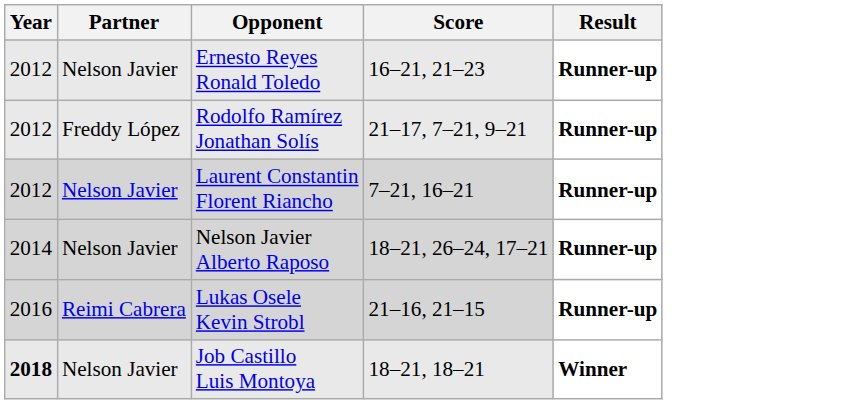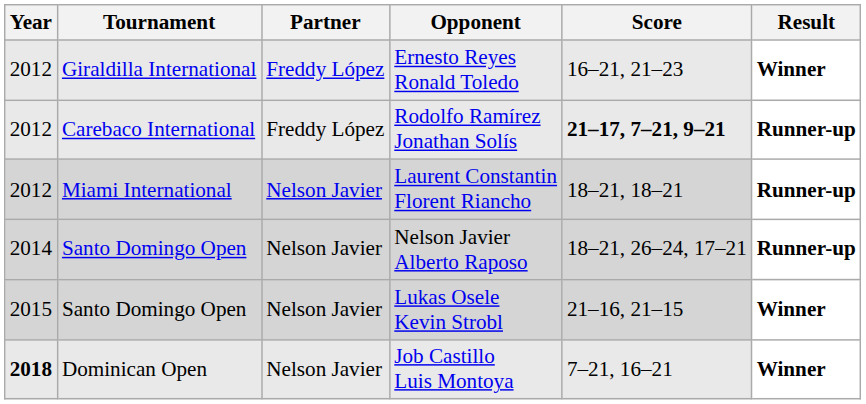+ column: (159, 22)
(120, 69) Nelson Javier -> (325, 69) Freddy López
(608, 69) Runner-up -> (791, 69) Winner
(448, 129) normal -> (646, 129) bold
(421, 189) 7–21, 16–21 -> (625, 189) 18–21, 18–21
(31, 309) 2016 -> (31, 309) 2015
(124, 309) Reimi Cabrera -> (324, 309) Nelson Javier
(608, 309) Runner-up -> (791, 309) Winner
(427, 369) 18–21, 18–21 -> (620, 369) 7–21, 16–21
